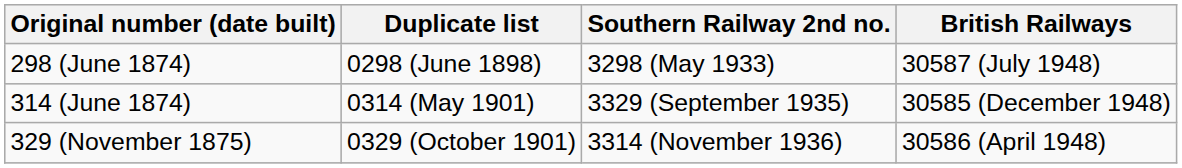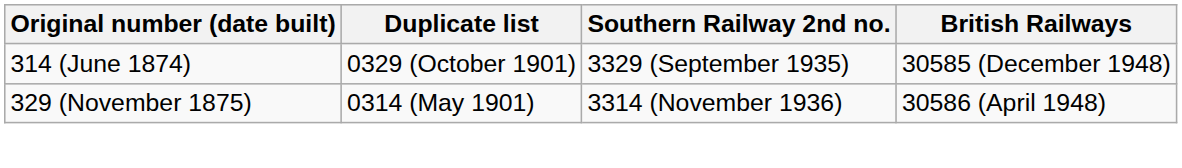- row: (101, 63)
(441, 102) 0314 (May 1901) -> (462, 63) 0329 (October 1901)
(462, 142) 0329 (October 1901) -> (441, 102) 0314 (May 1901)
